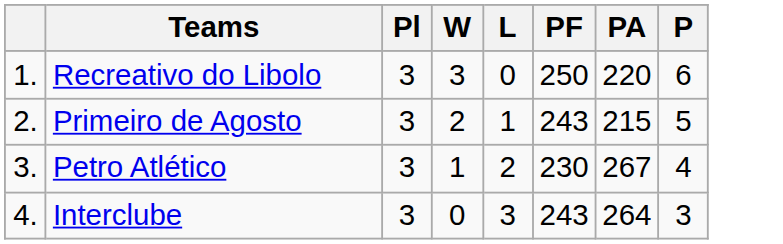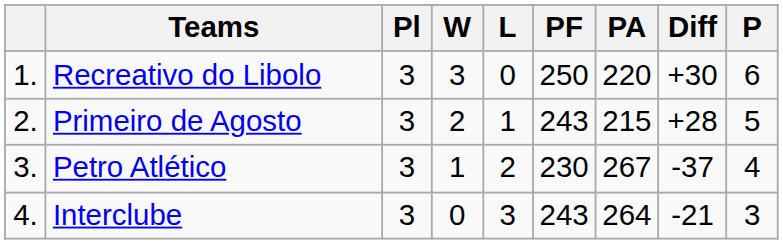+ column: (693, 27)
